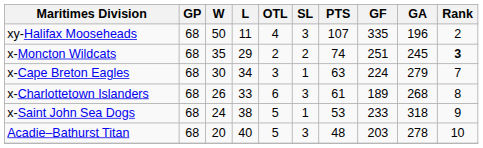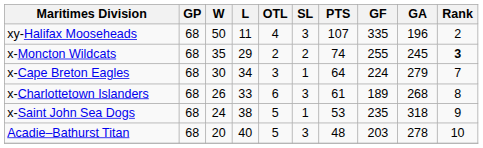(378, 53) 251 -> (378, 53) 255
(338, 73) 63 -> (338, 73) 64
(378, 113) 233 -> (378, 113) 235
